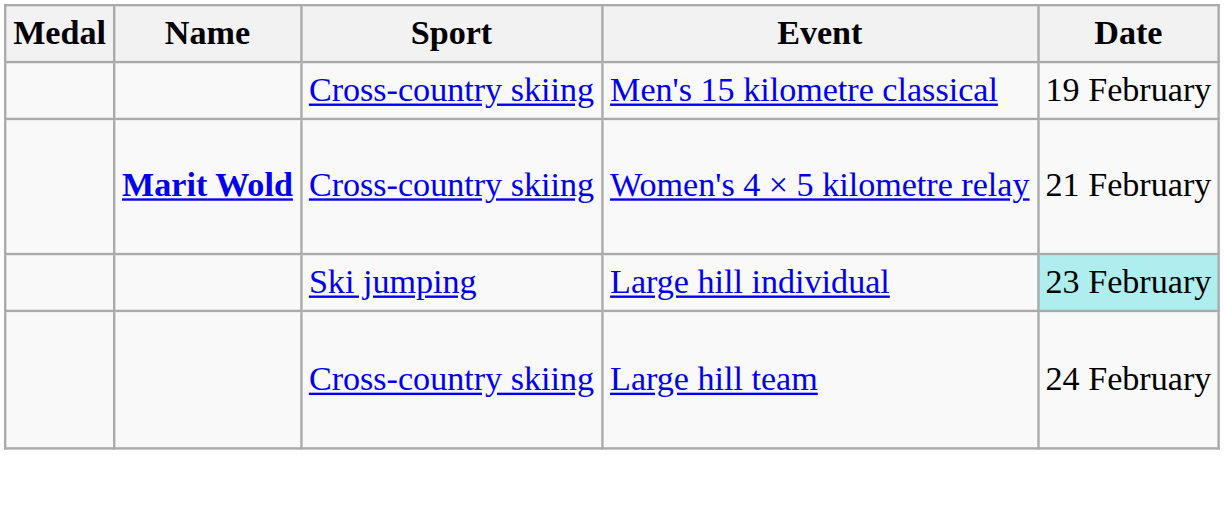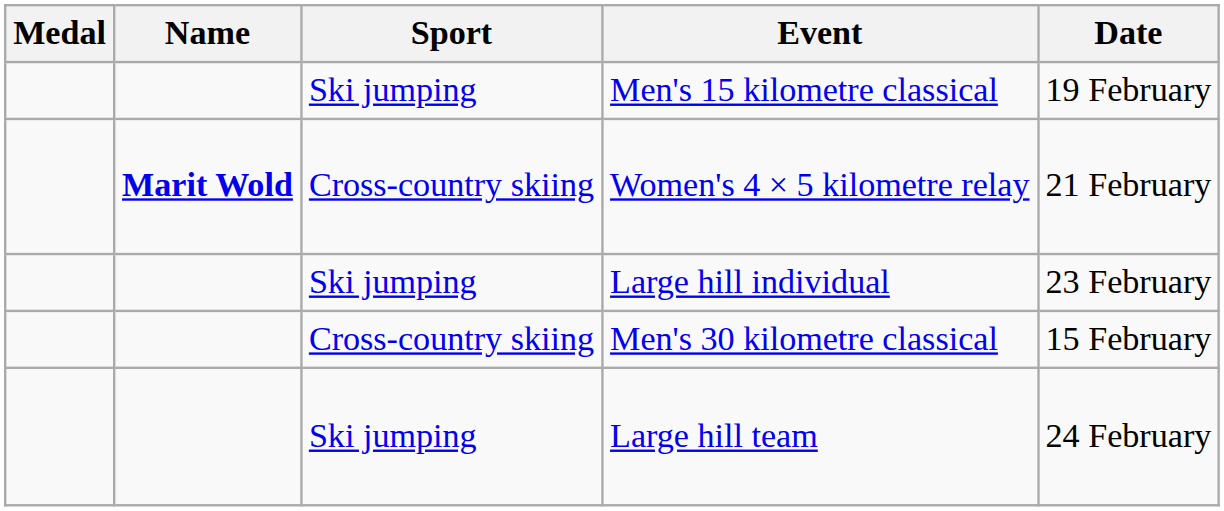(451, 89) Cross-country skiing -> (393, 89) Ski jumping
(1128, 282) paleturquoise background -> (1128, 282) no background
+ row: (804, 338)
(451, 379) Cross-country skiing -> (393, 435) Ski jumping
